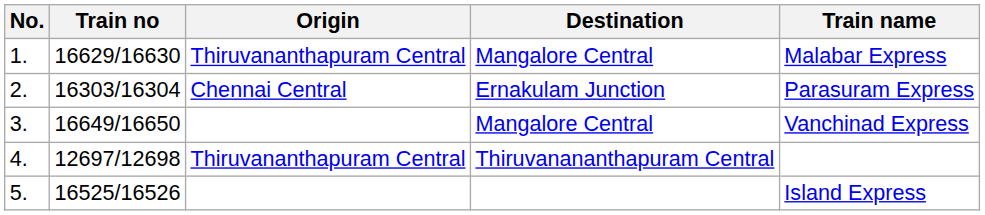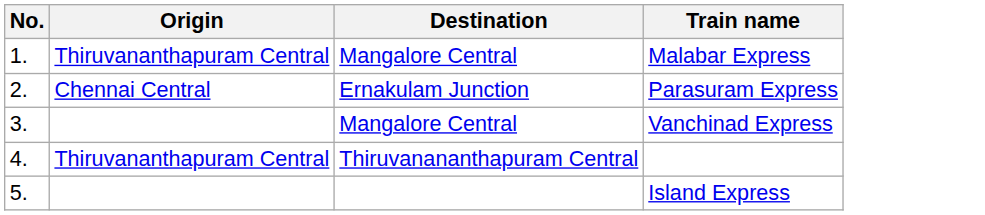- column: (117, 21)
